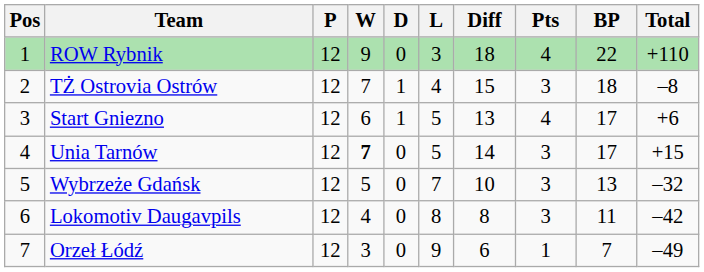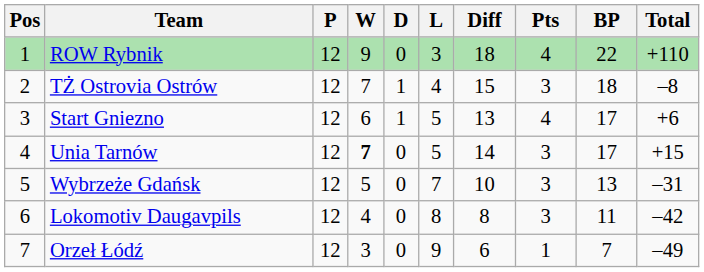(668, 184) –32 -> (668, 184) –31
